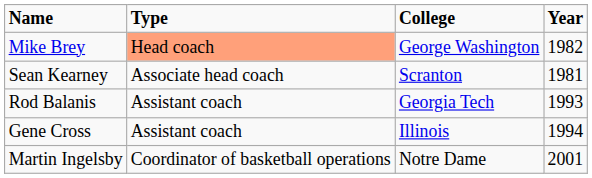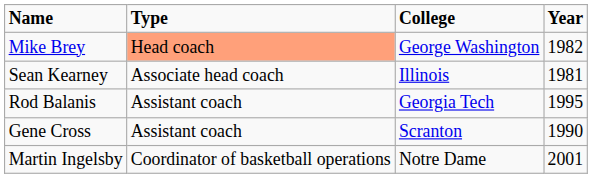(430, 74) Scranton -> (424, 74) Illinois
(565, 103) 1993 -> (565, 103) 1995
(424, 131) Illinois -> (430, 131) Scranton
(565, 131) 1994 -> (565, 131) 1990
